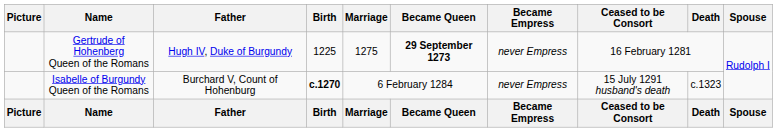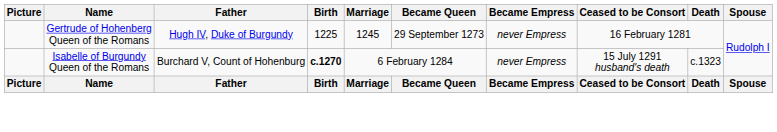(366, 51) 1275 -> (368, 34) 1245
(439, 51) bold -> (439, 34) normal
